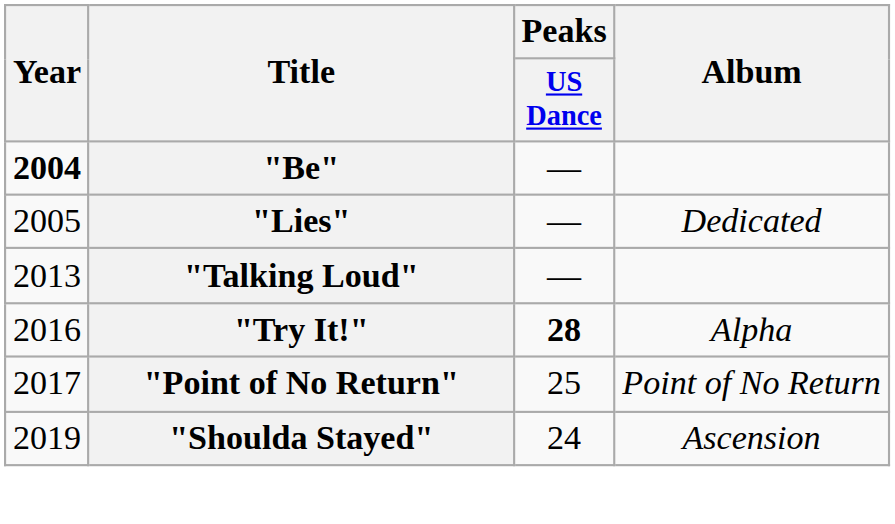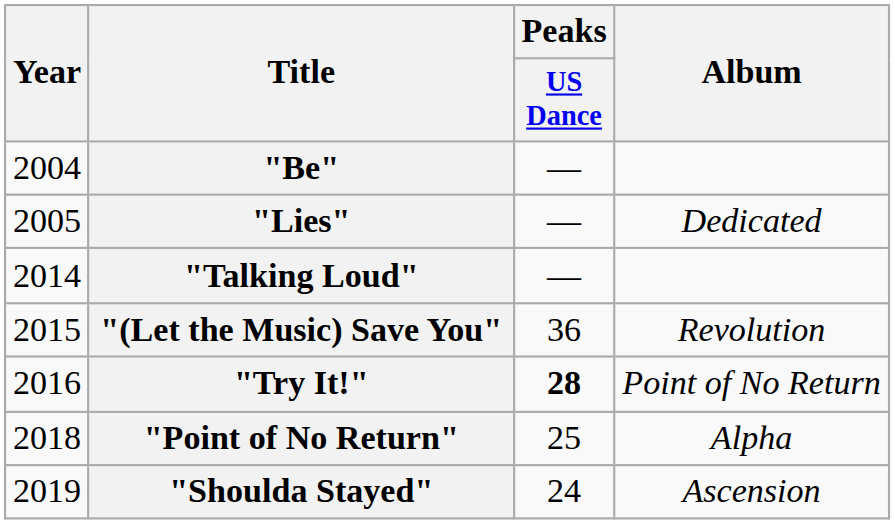(47, 167) bold -> (47, 167) normal
(47, 275) 2013 -> (47, 275) 2014
+ row: (301, 329)
(752, 329) Alpha -> (752, 383) Point of No Return
(47, 383) 2017 -> (47, 437) 2018
(752, 383) Point of No Return -> (752, 437) Alpha
